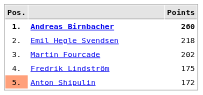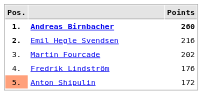(17, 40) normal -> (17, 40) bold
(188, 40) 218 -> (188, 40) 216
(188, 68) 175 -> (188, 68) 176
